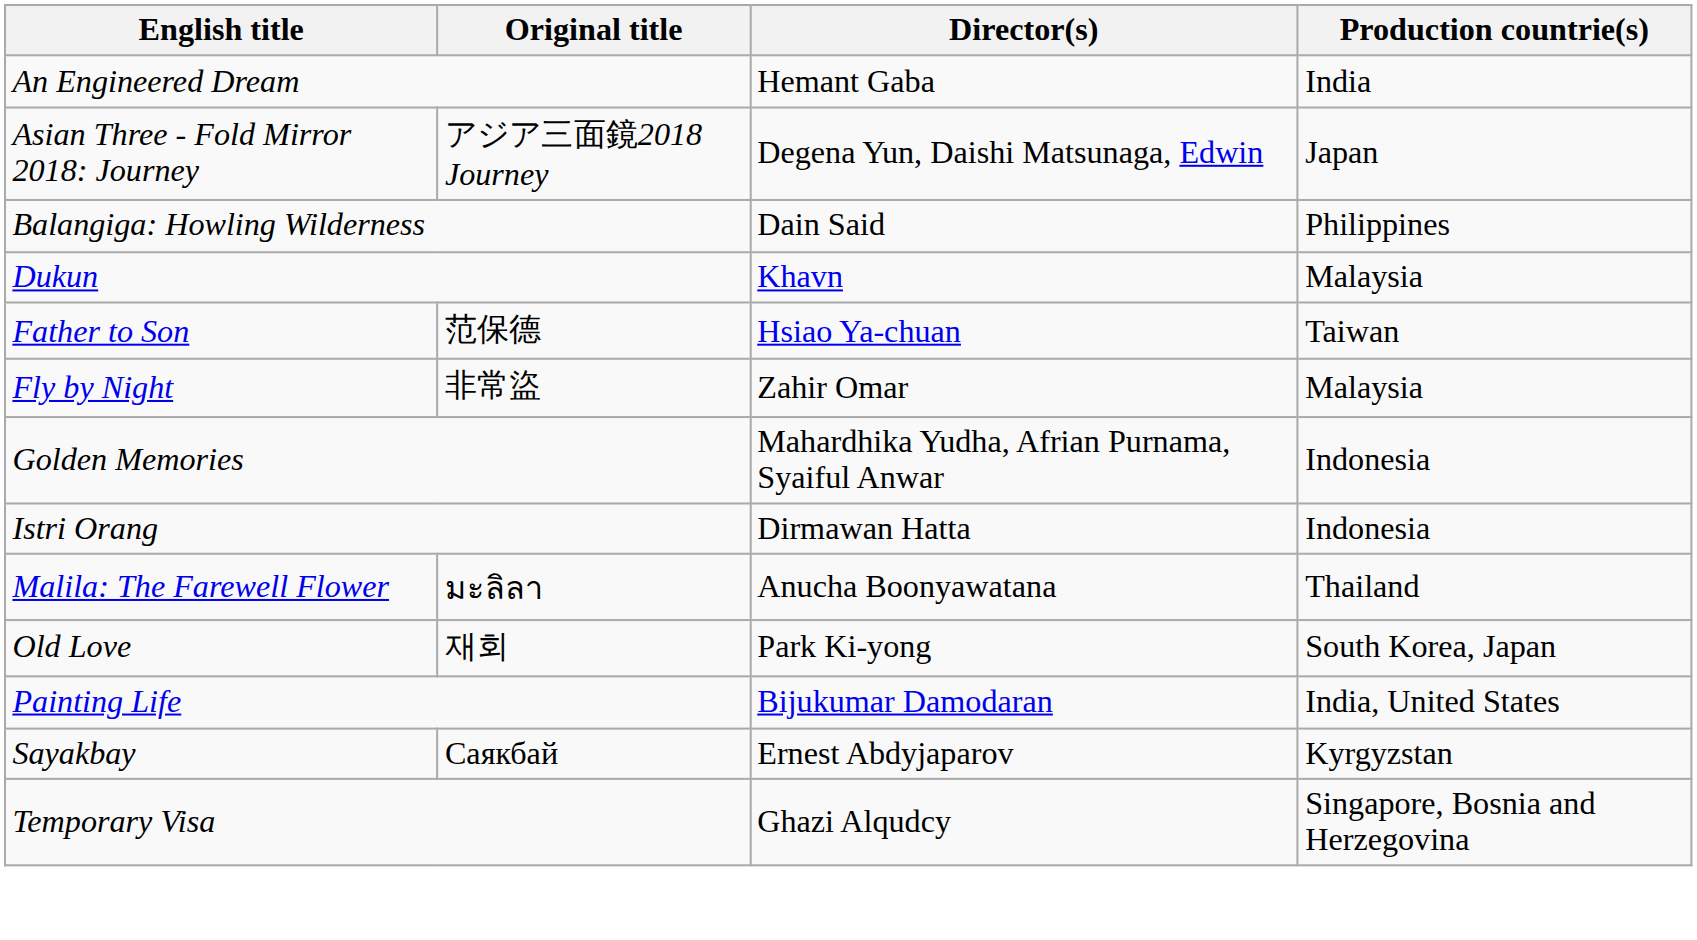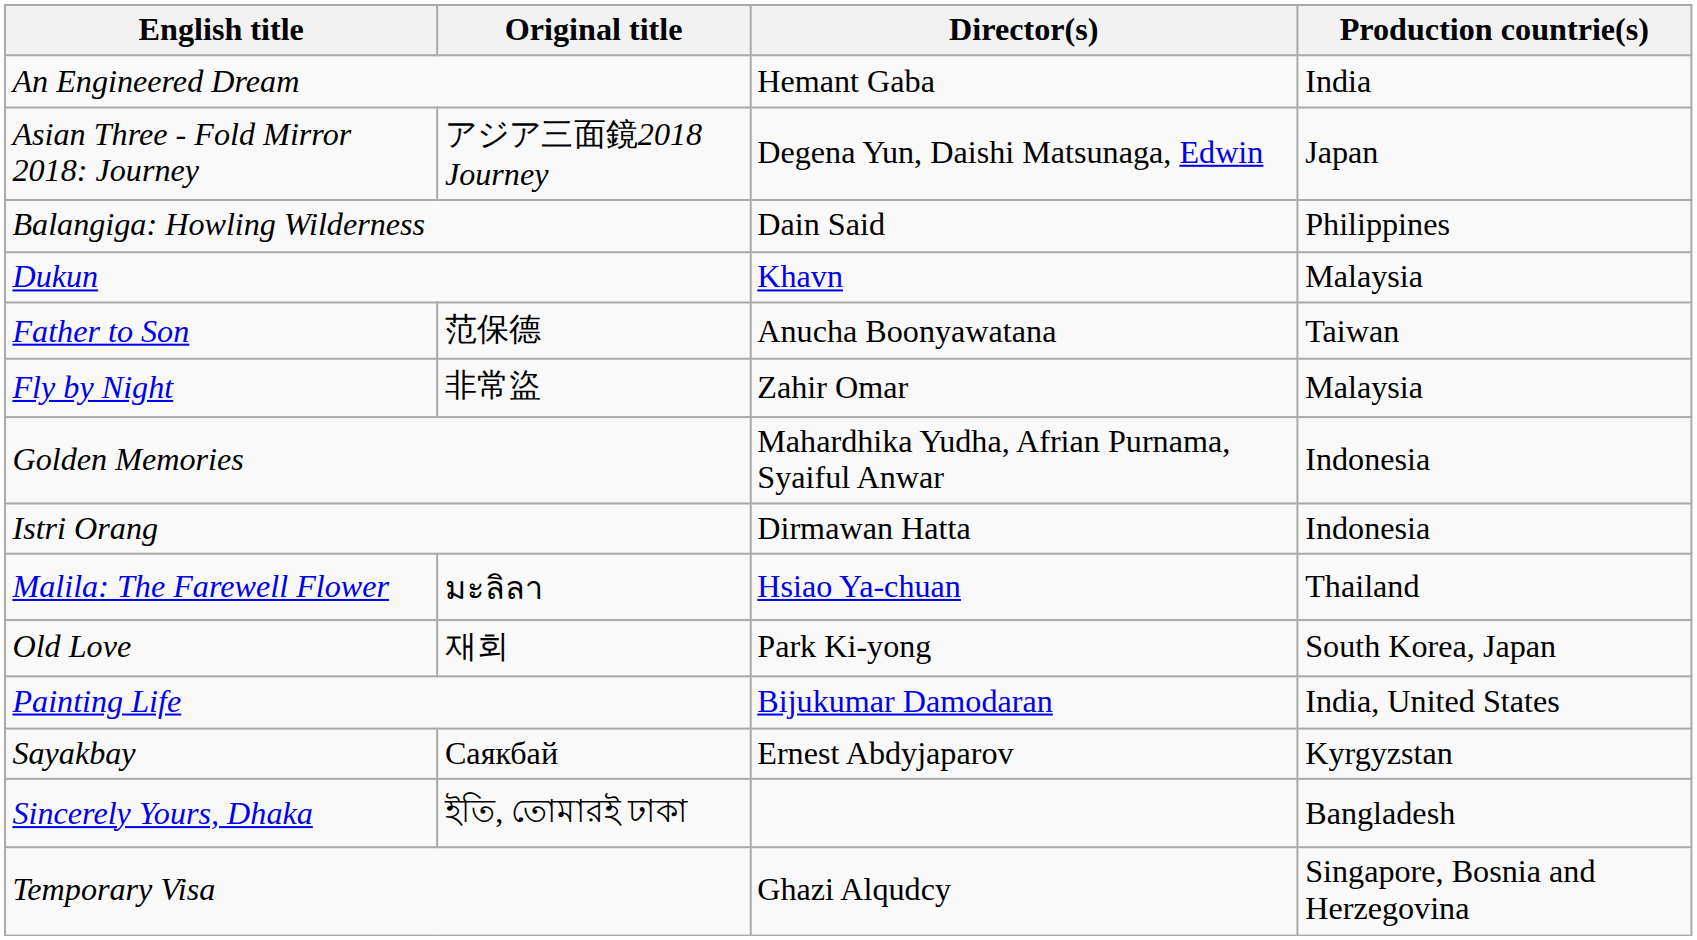(859, 330) Hsiao Ya-chuan -> (907, 330) Anucha Boonyawatana
(907, 586) Anucha Boonyawatana -> (859, 586) Hsiao Ya-chuan
+ row: (163, 812)
